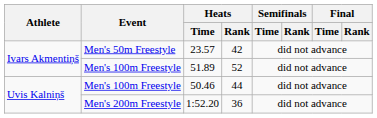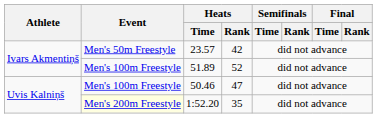(237, 86) 44 -> (237, 86) 47
(132, 104) no background -> (132, 104) lightyellow background
(237, 104) 36 -> (237, 104) 35
